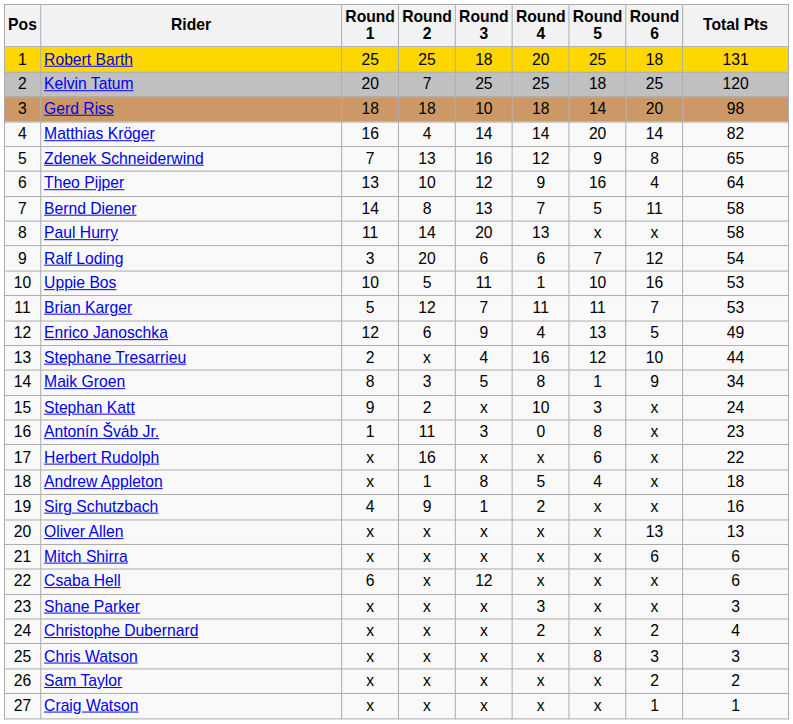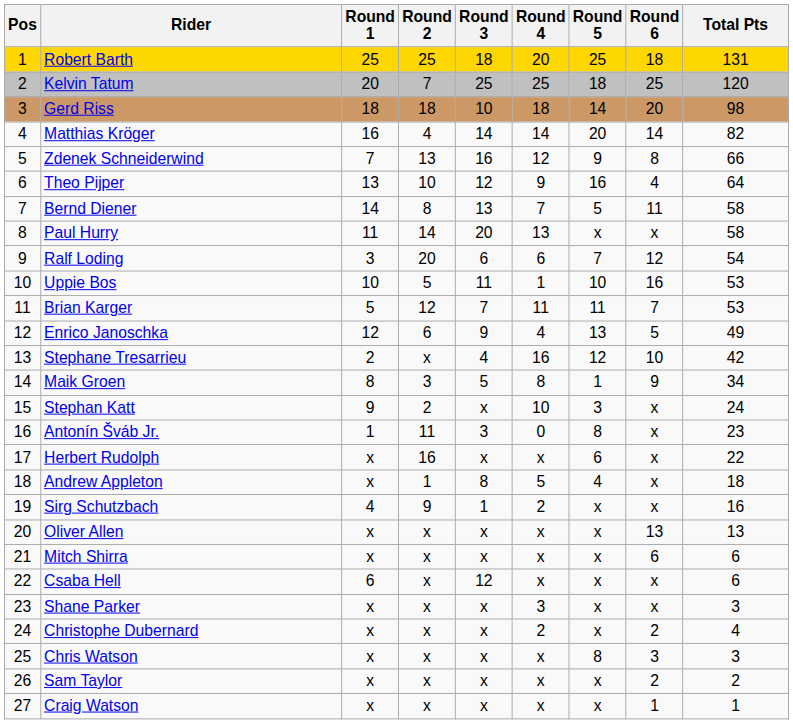(736, 158) 65 -> (736, 158) 66
(736, 357) 44 -> (736, 357) 42
